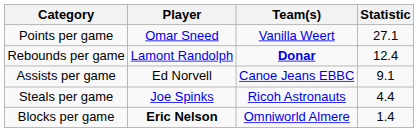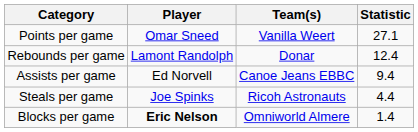(297, 55) bold -> (297, 55) normal
(386, 76) 9.1 -> (386, 76) 9.4
